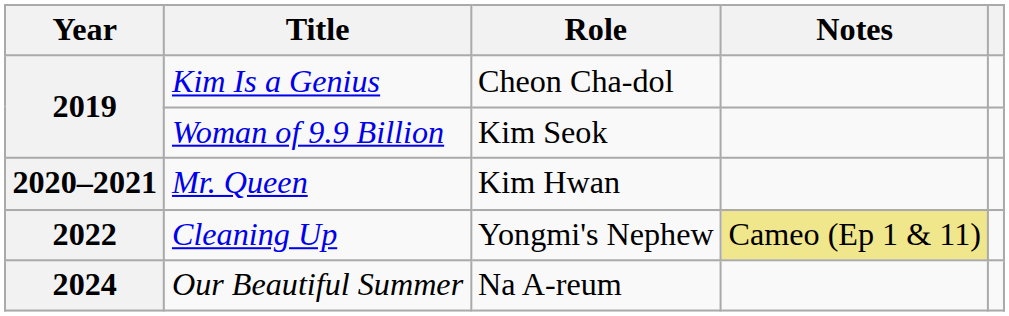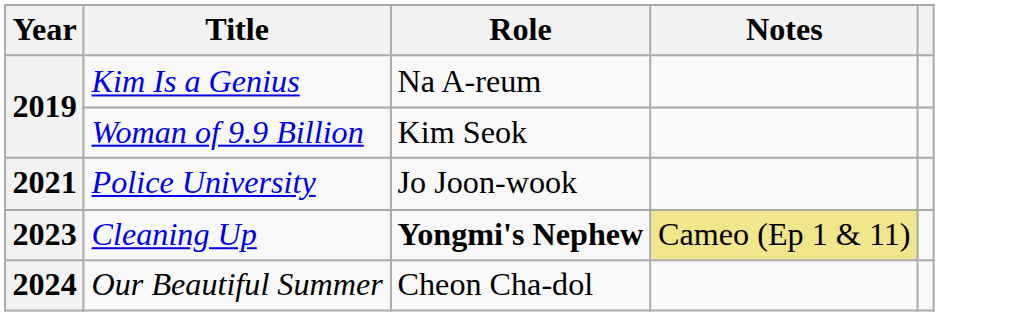(576, 81) Cheon Cha-dol -> (469, 81) Na A-reum
- row: (240, 183)
+ row: (204, 183)
(85, 234) 2022 -> (45, 234) 2023
(596, 234) normal -> (520, 234) bold
(550, 285) Na A-reum -> (495, 285) Cheon Cha-dol
